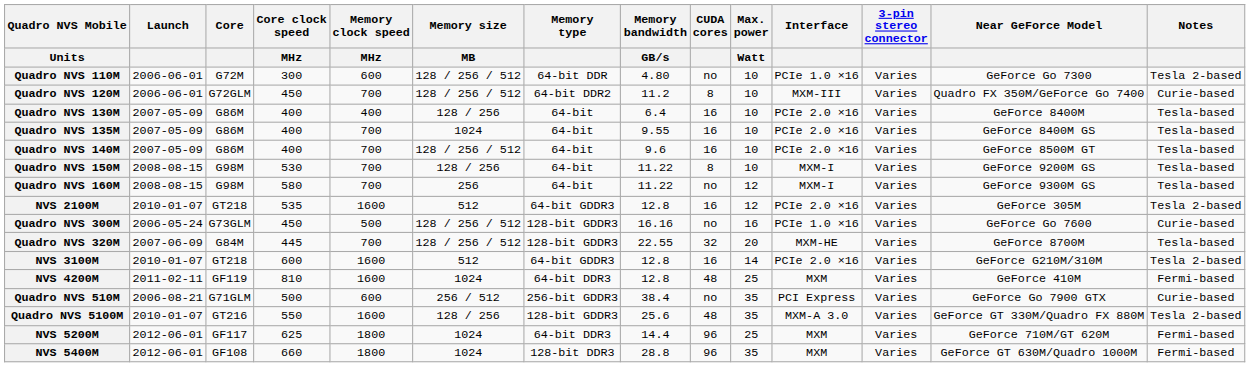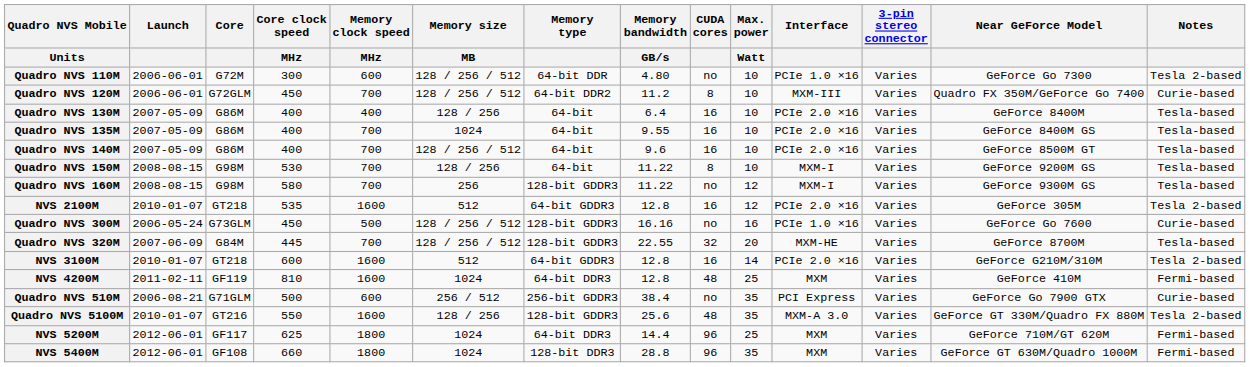(572, 187) 64-bit -> (572, 187) 128-bit GDDR3
